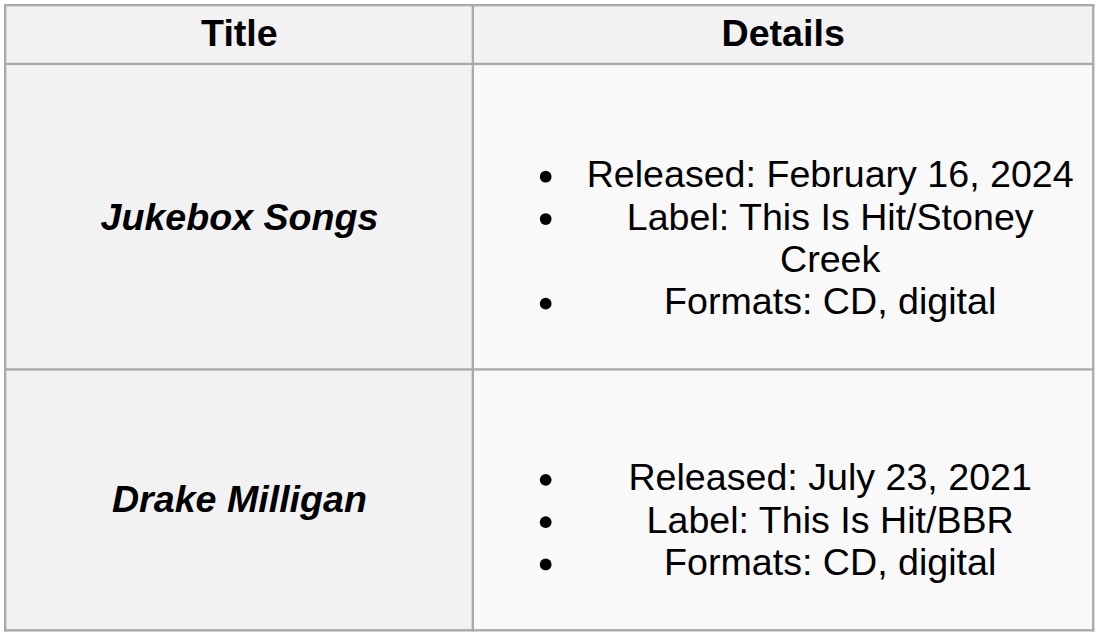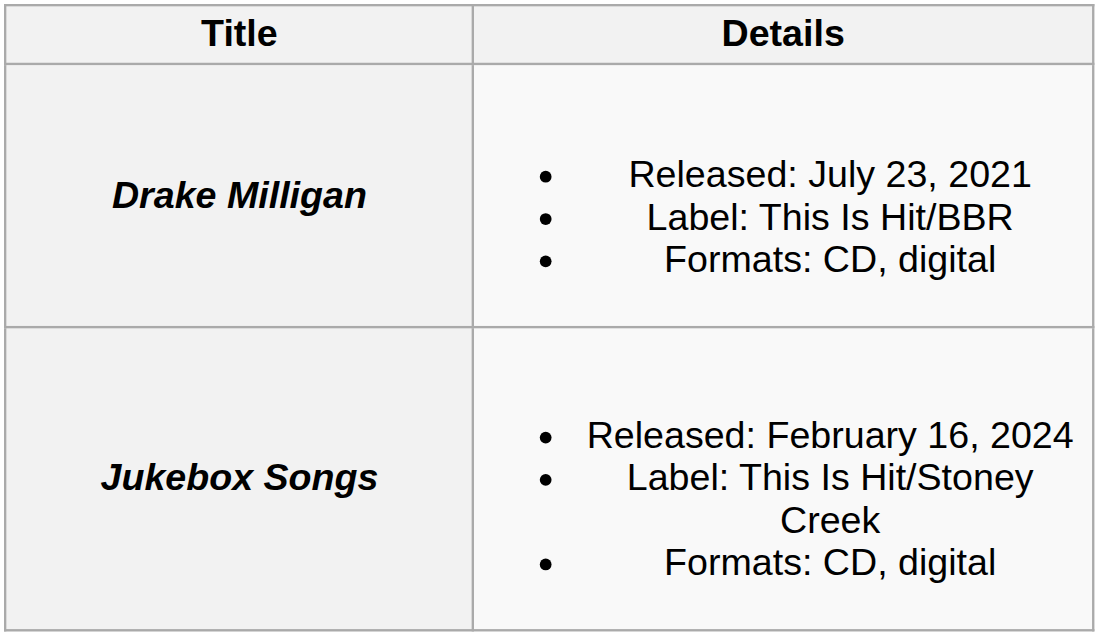rows swapped: (239, 499) <-> (239, 216)
